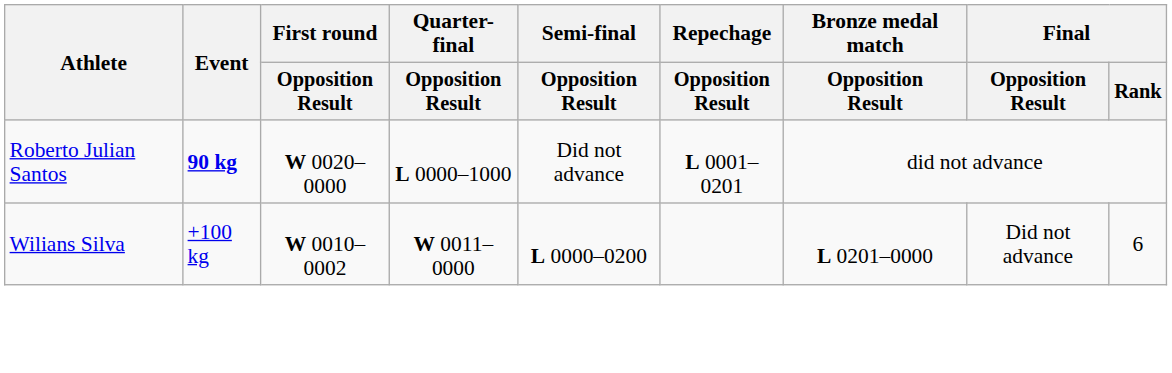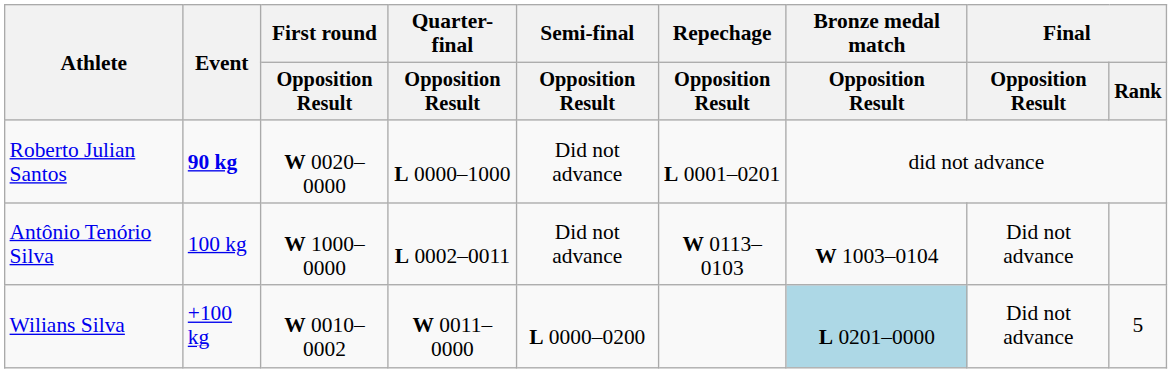+ row: (80, 243)
(875, 255) no background -> (877, 337) lightblue background
(1138, 243) 6 -> (1138, 325) 5
